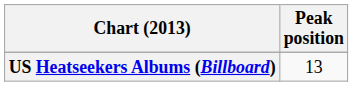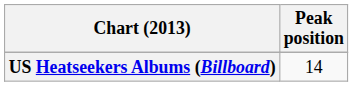(314, 66) 13 -> (314, 66) 14
